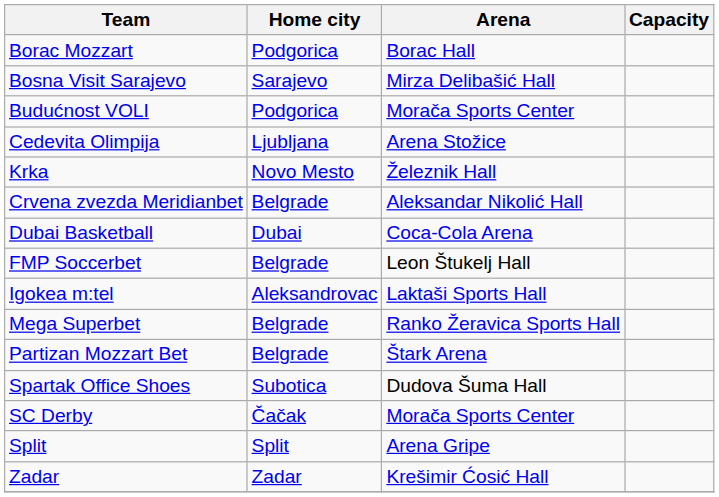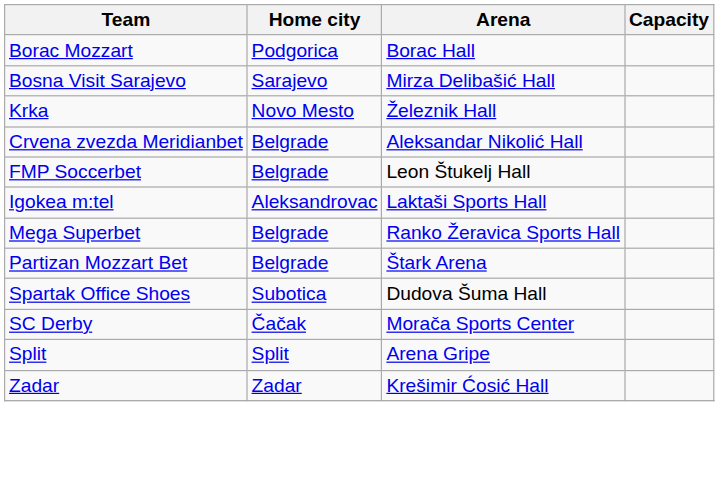- row: (79, 111)
- row: (84, 141)
- row: (81, 232)
